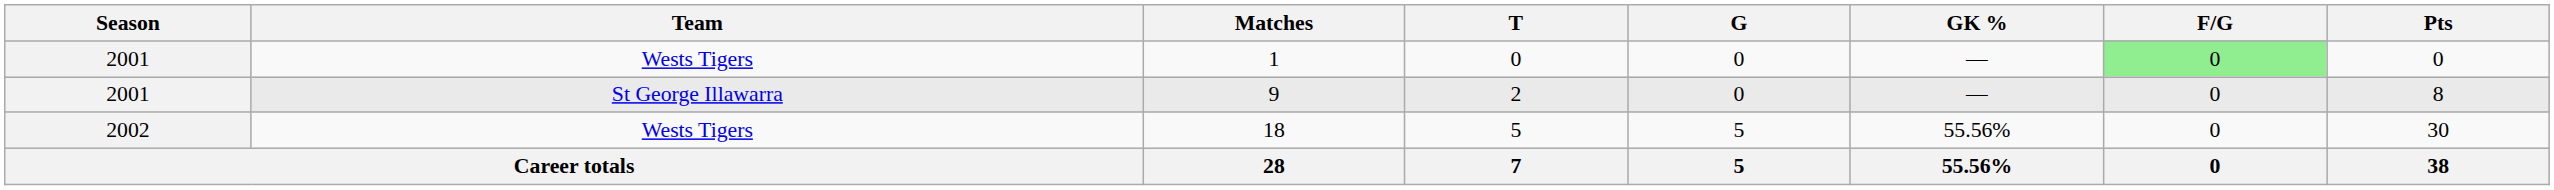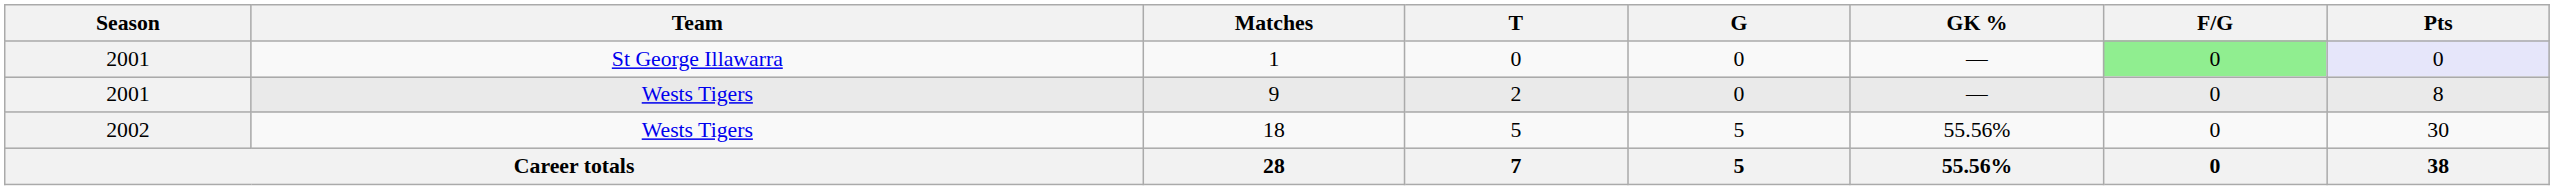(697, 58) Wests Tigers -> (697, 58) St George Illawarra
(2438, 58) no background -> (2438, 58) lavender background
(697, 94) St George Illawarra -> (697, 94) Wests Tigers
